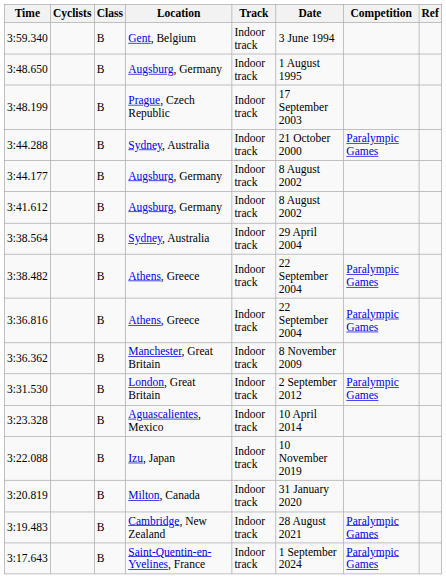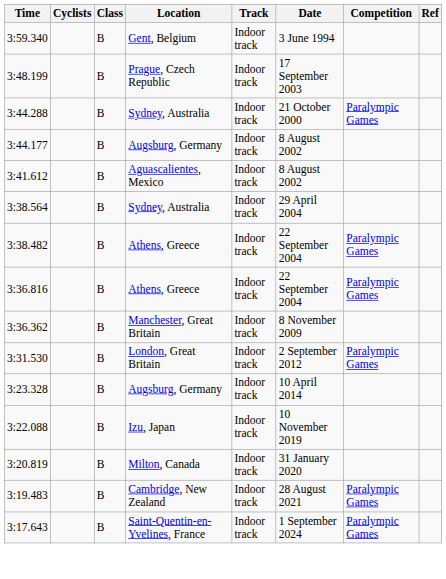- row: (27, 69)
(175, 207) Augsburg, Germany -> (165, 176) Aguascalientes, Mexico
(165, 420) Aguascalientes, Mexico -> (175, 389) Augsburg, Germany
